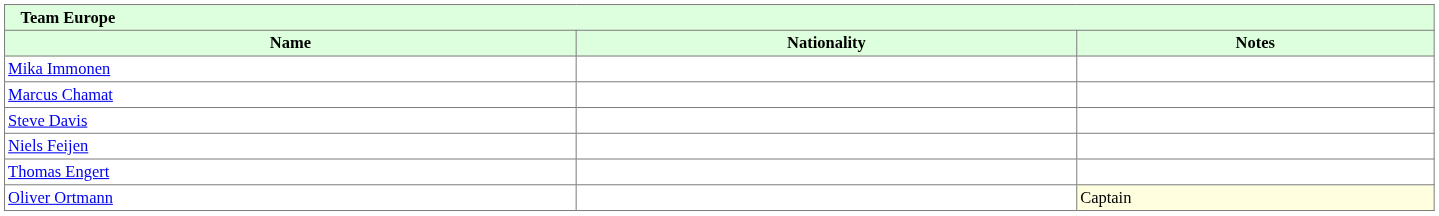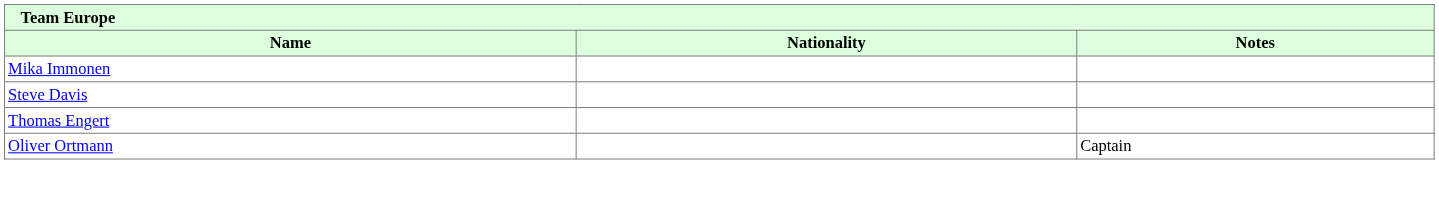- row: (61, 94)
- row: (48, 146)
(1106, 197) lightyellow background -> (1106, 146) no background
